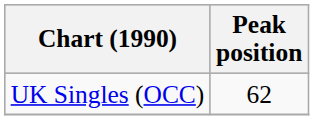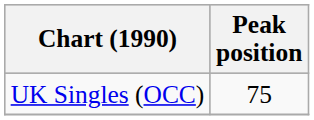(259, 93) 62 -> (259, 93) 75
